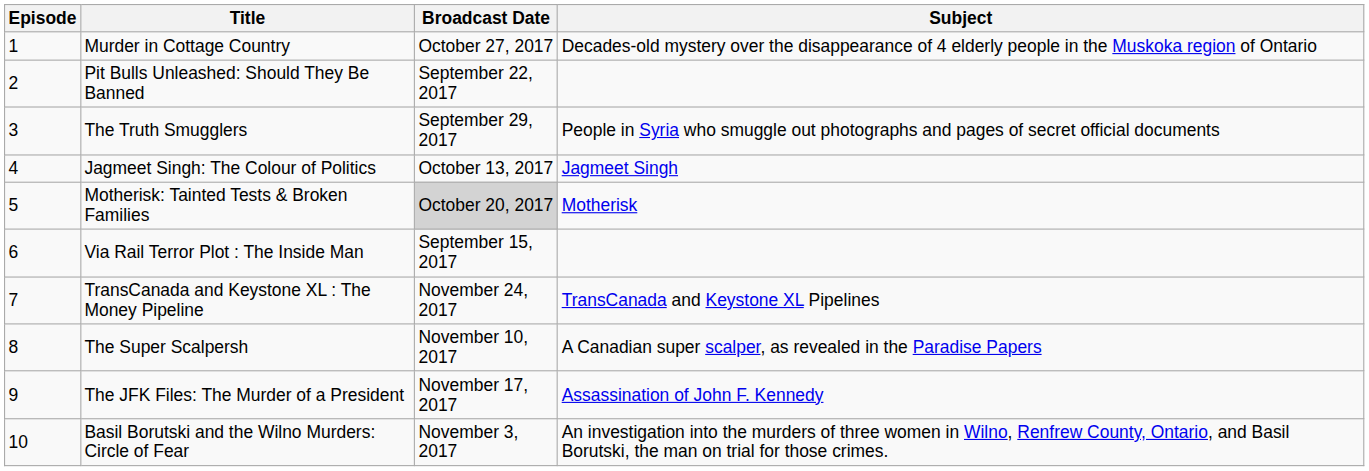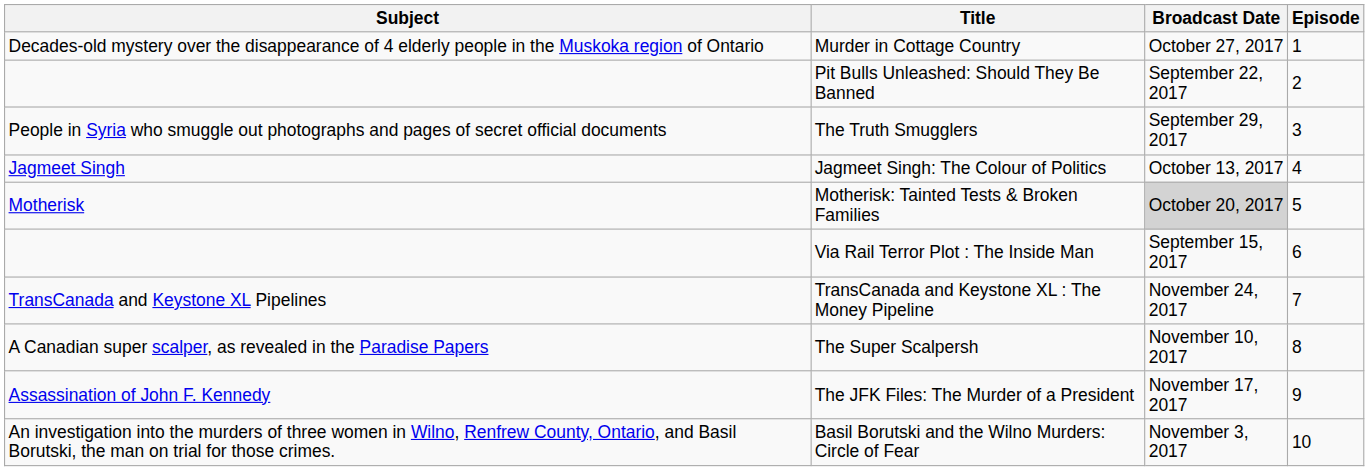columns swapped: (42, 18) <-> (961, 18)
